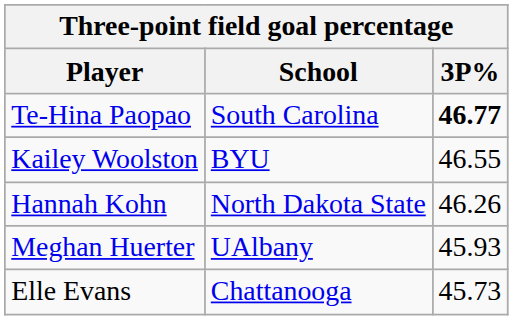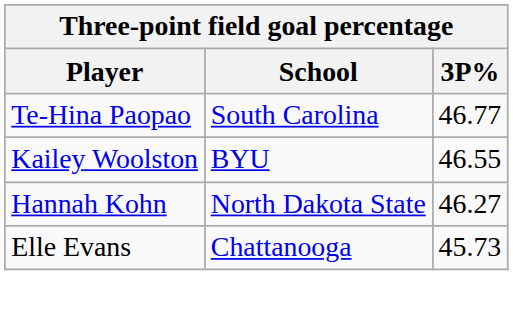(470, 114) bold -> (470, 114) normal
(470, 203) 46.26 -> (470, 203) 46.27
- row: (103, 247)
